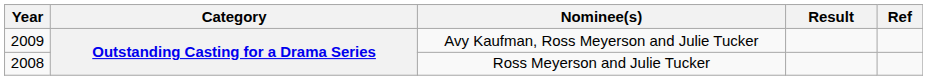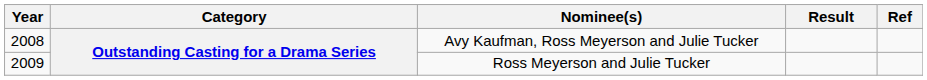(27, 40) 2009 -> (27, 40) 2008
(27, 64) 2008 -> (27, 64) 2009
